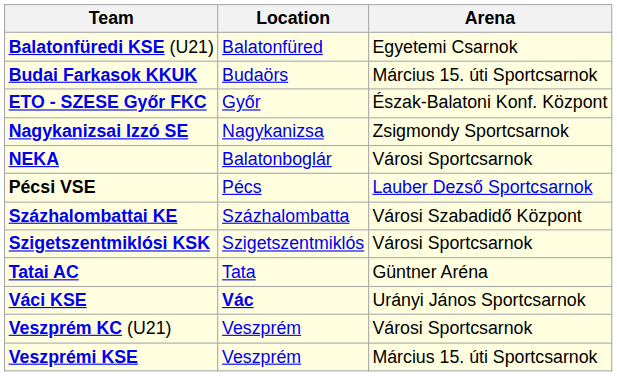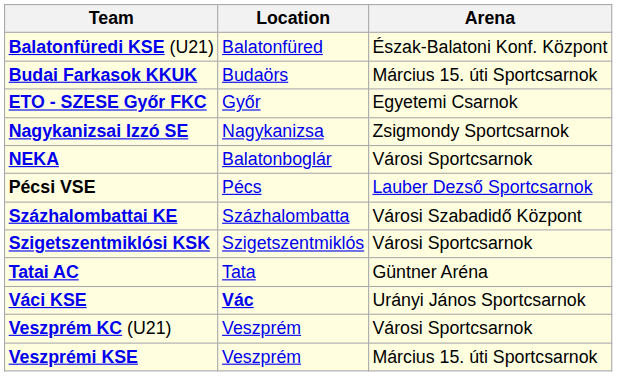(445, 46) Egyetemi Csarnok -> (490, 46) Észak-Balatoni Konf. Központ
(490, 103) Észak-Balatoni Konf. Központ -> (445, 103) Egyetemi Csarnok
